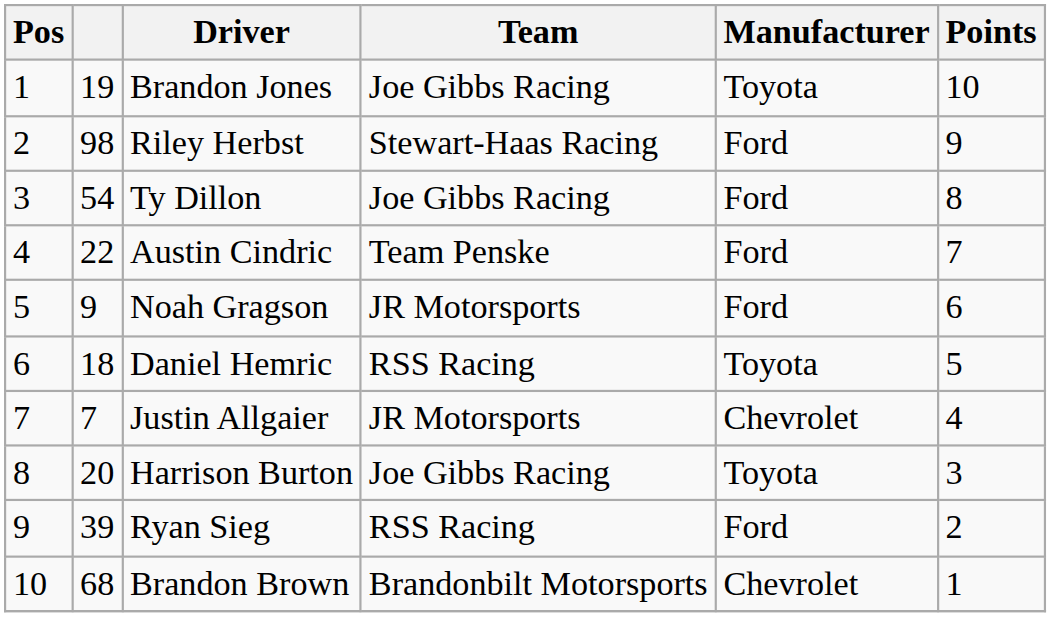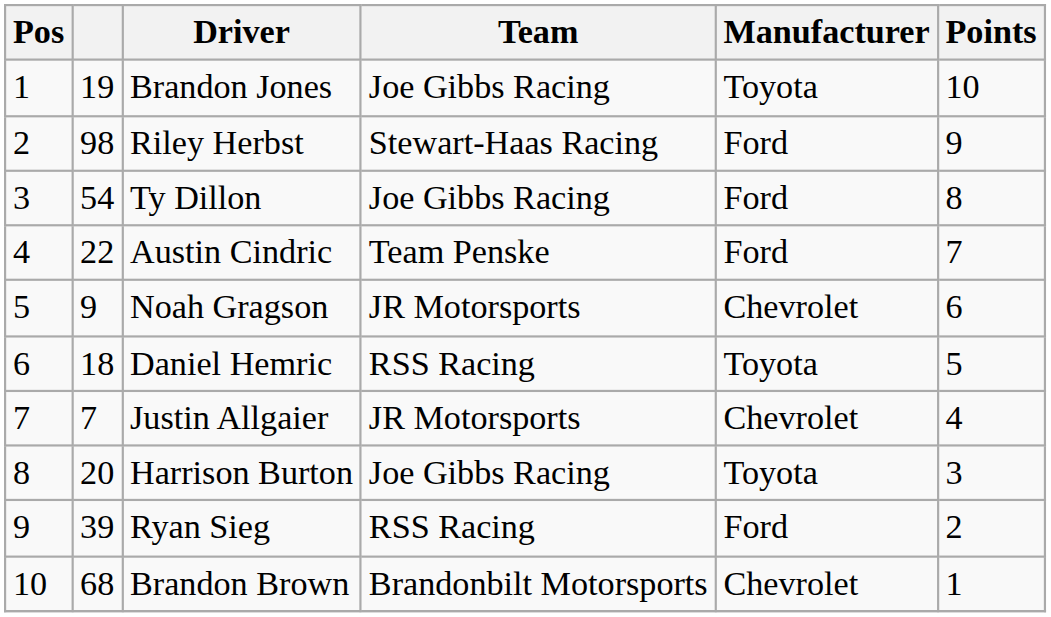(756, 306) Ford -> (791, 306) Chevrolet
